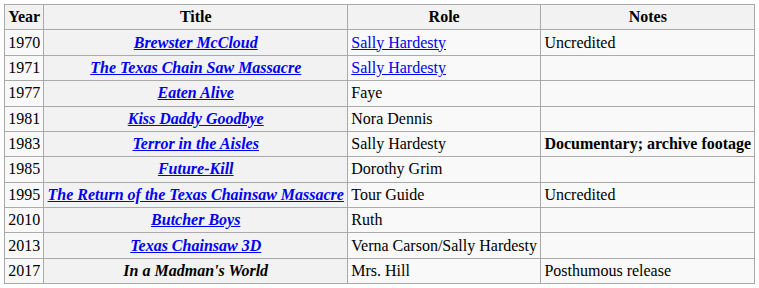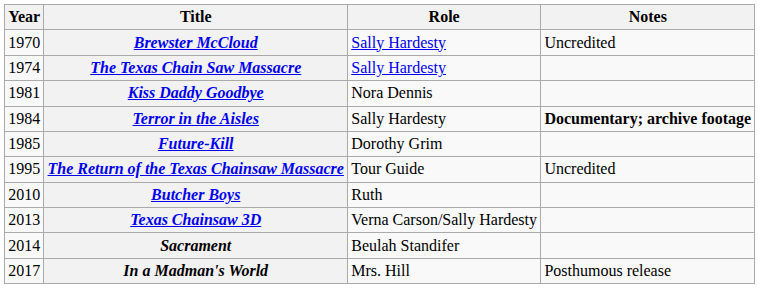(24, 67) 1971 -> (24, 67) 1974
- row: (196, 93)
(24, 144) 1983 -> (24, 118) 1984
+ row: (196, 245)
